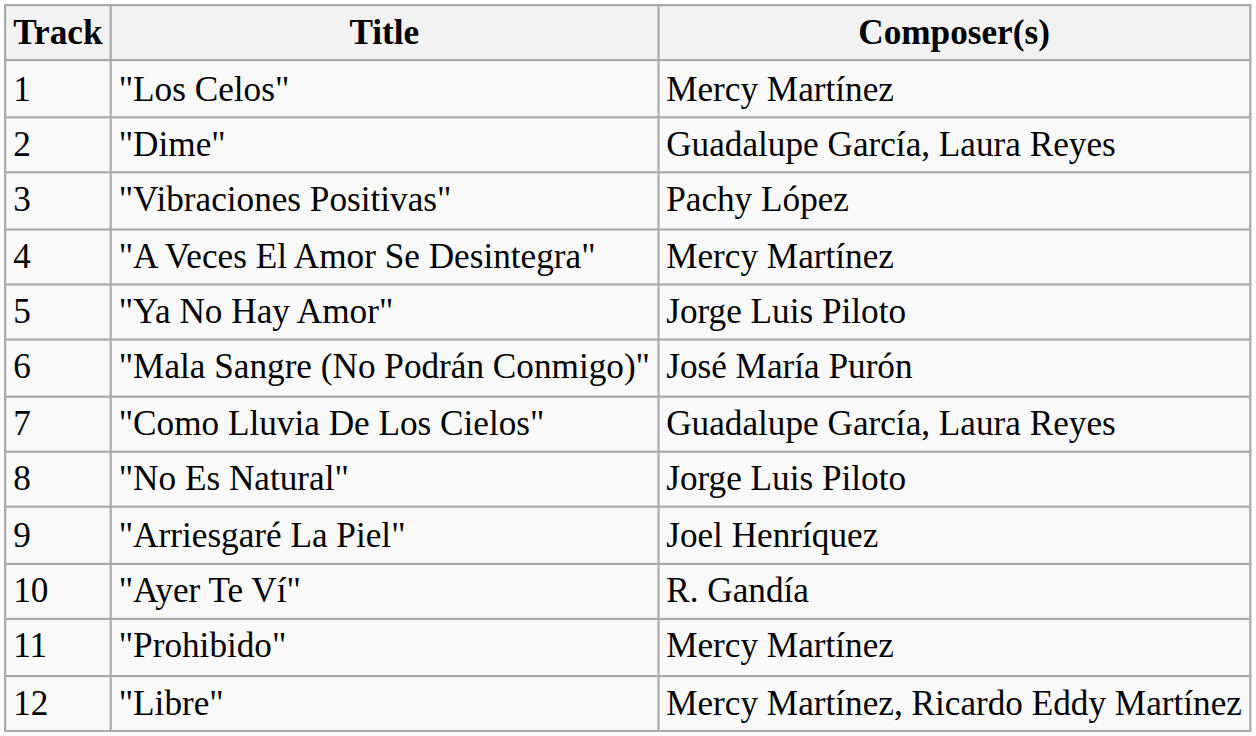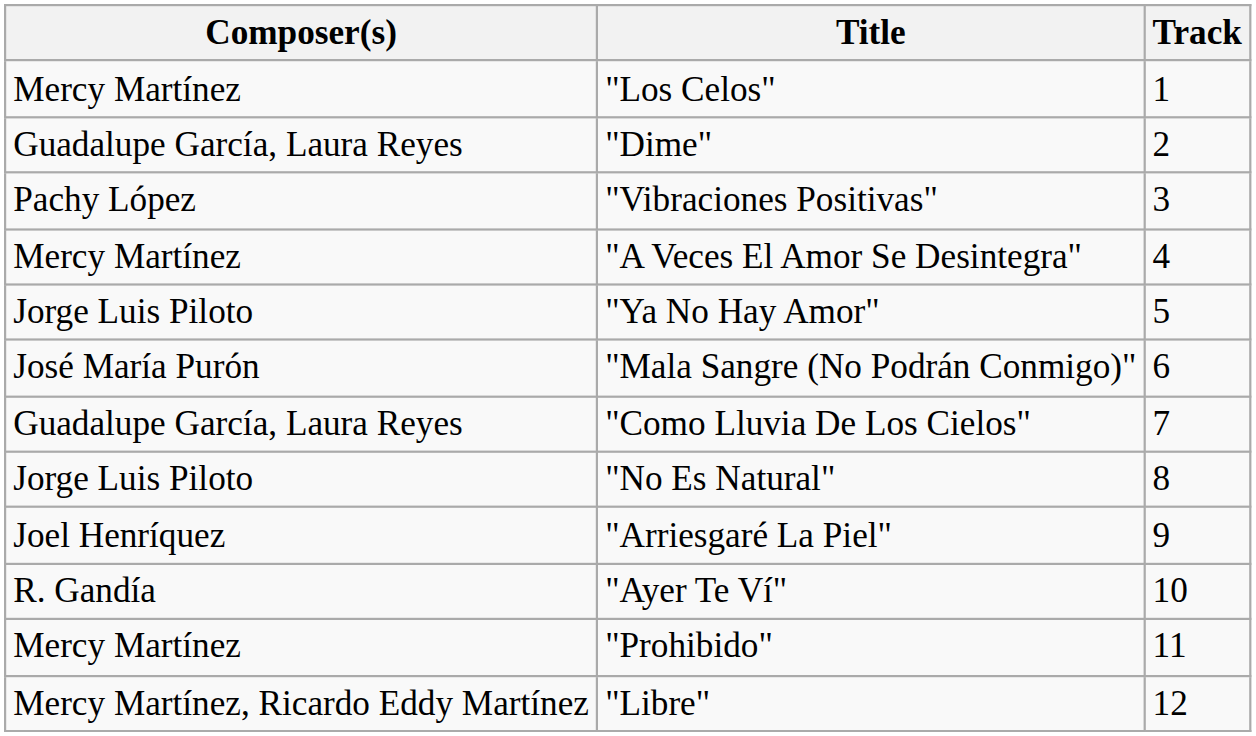columns swapped: (58, 32) <-> (954, 32)
